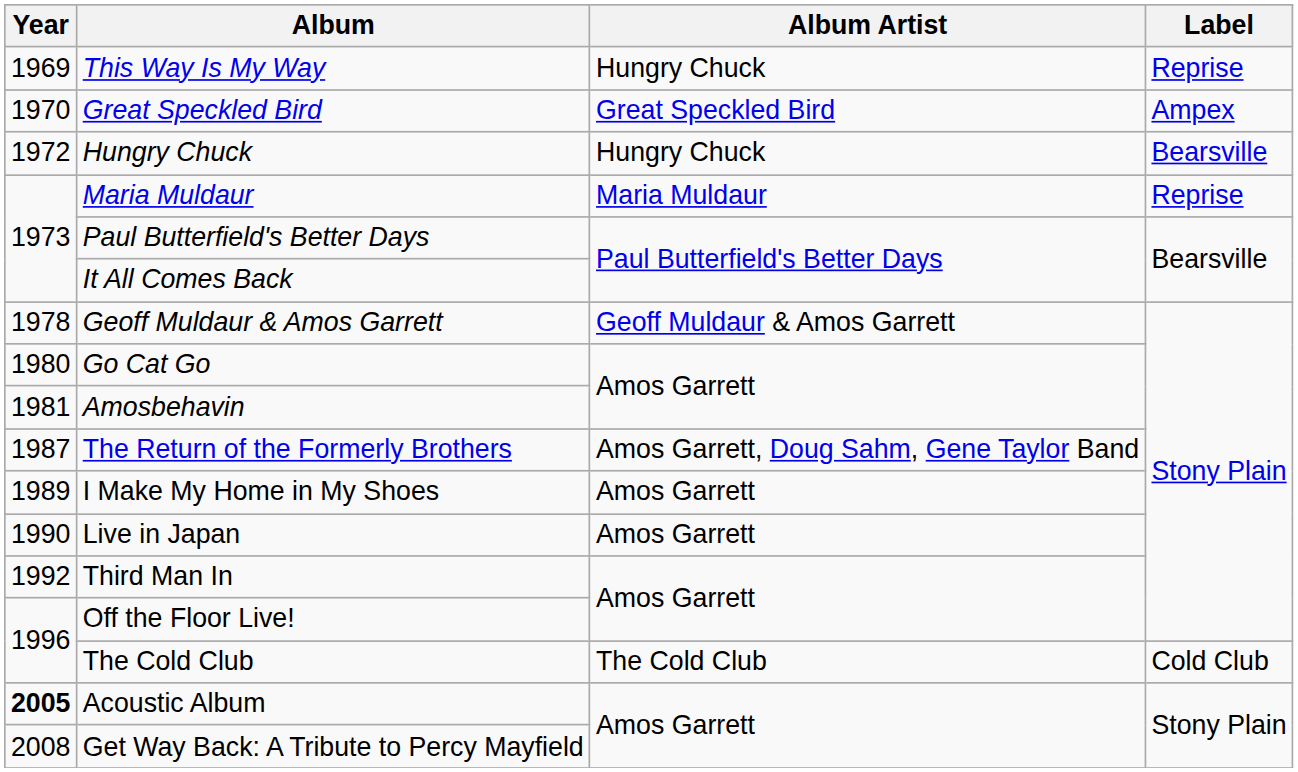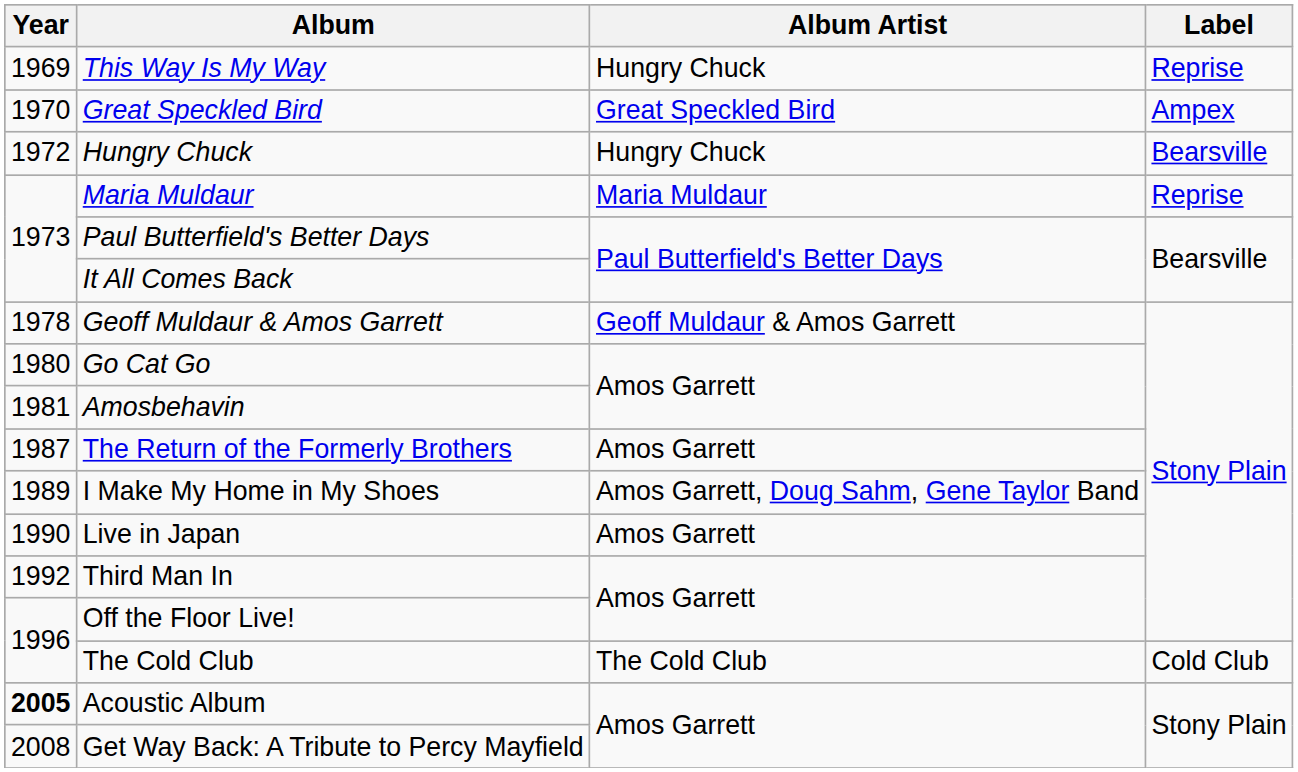(868, 449) Amos Garrett, Doug Sahm, Gene Taylor Band -> (675, 449) Amos Garrett
(675, 491) Amos Garrett -> (868, 491) Amos Garrett, Doug Sahm, Gene Taylor Band
